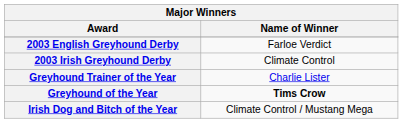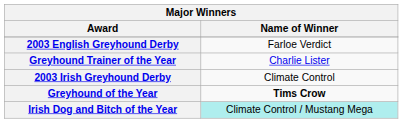rows swapped: (103, 61) <-> (103, 77)
(299, 110) no background -> (299, 110) paleturquoise background
